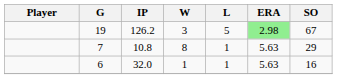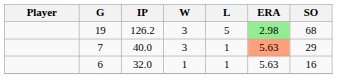(311, 30) 67 -> (311, 30) 68
(142, 47) 10.8 -> (142, 47) 40.0
(185, 47) 8 -> (185, 47) 3
(269, 47) no background -> (269, 47) lightsalmon background
